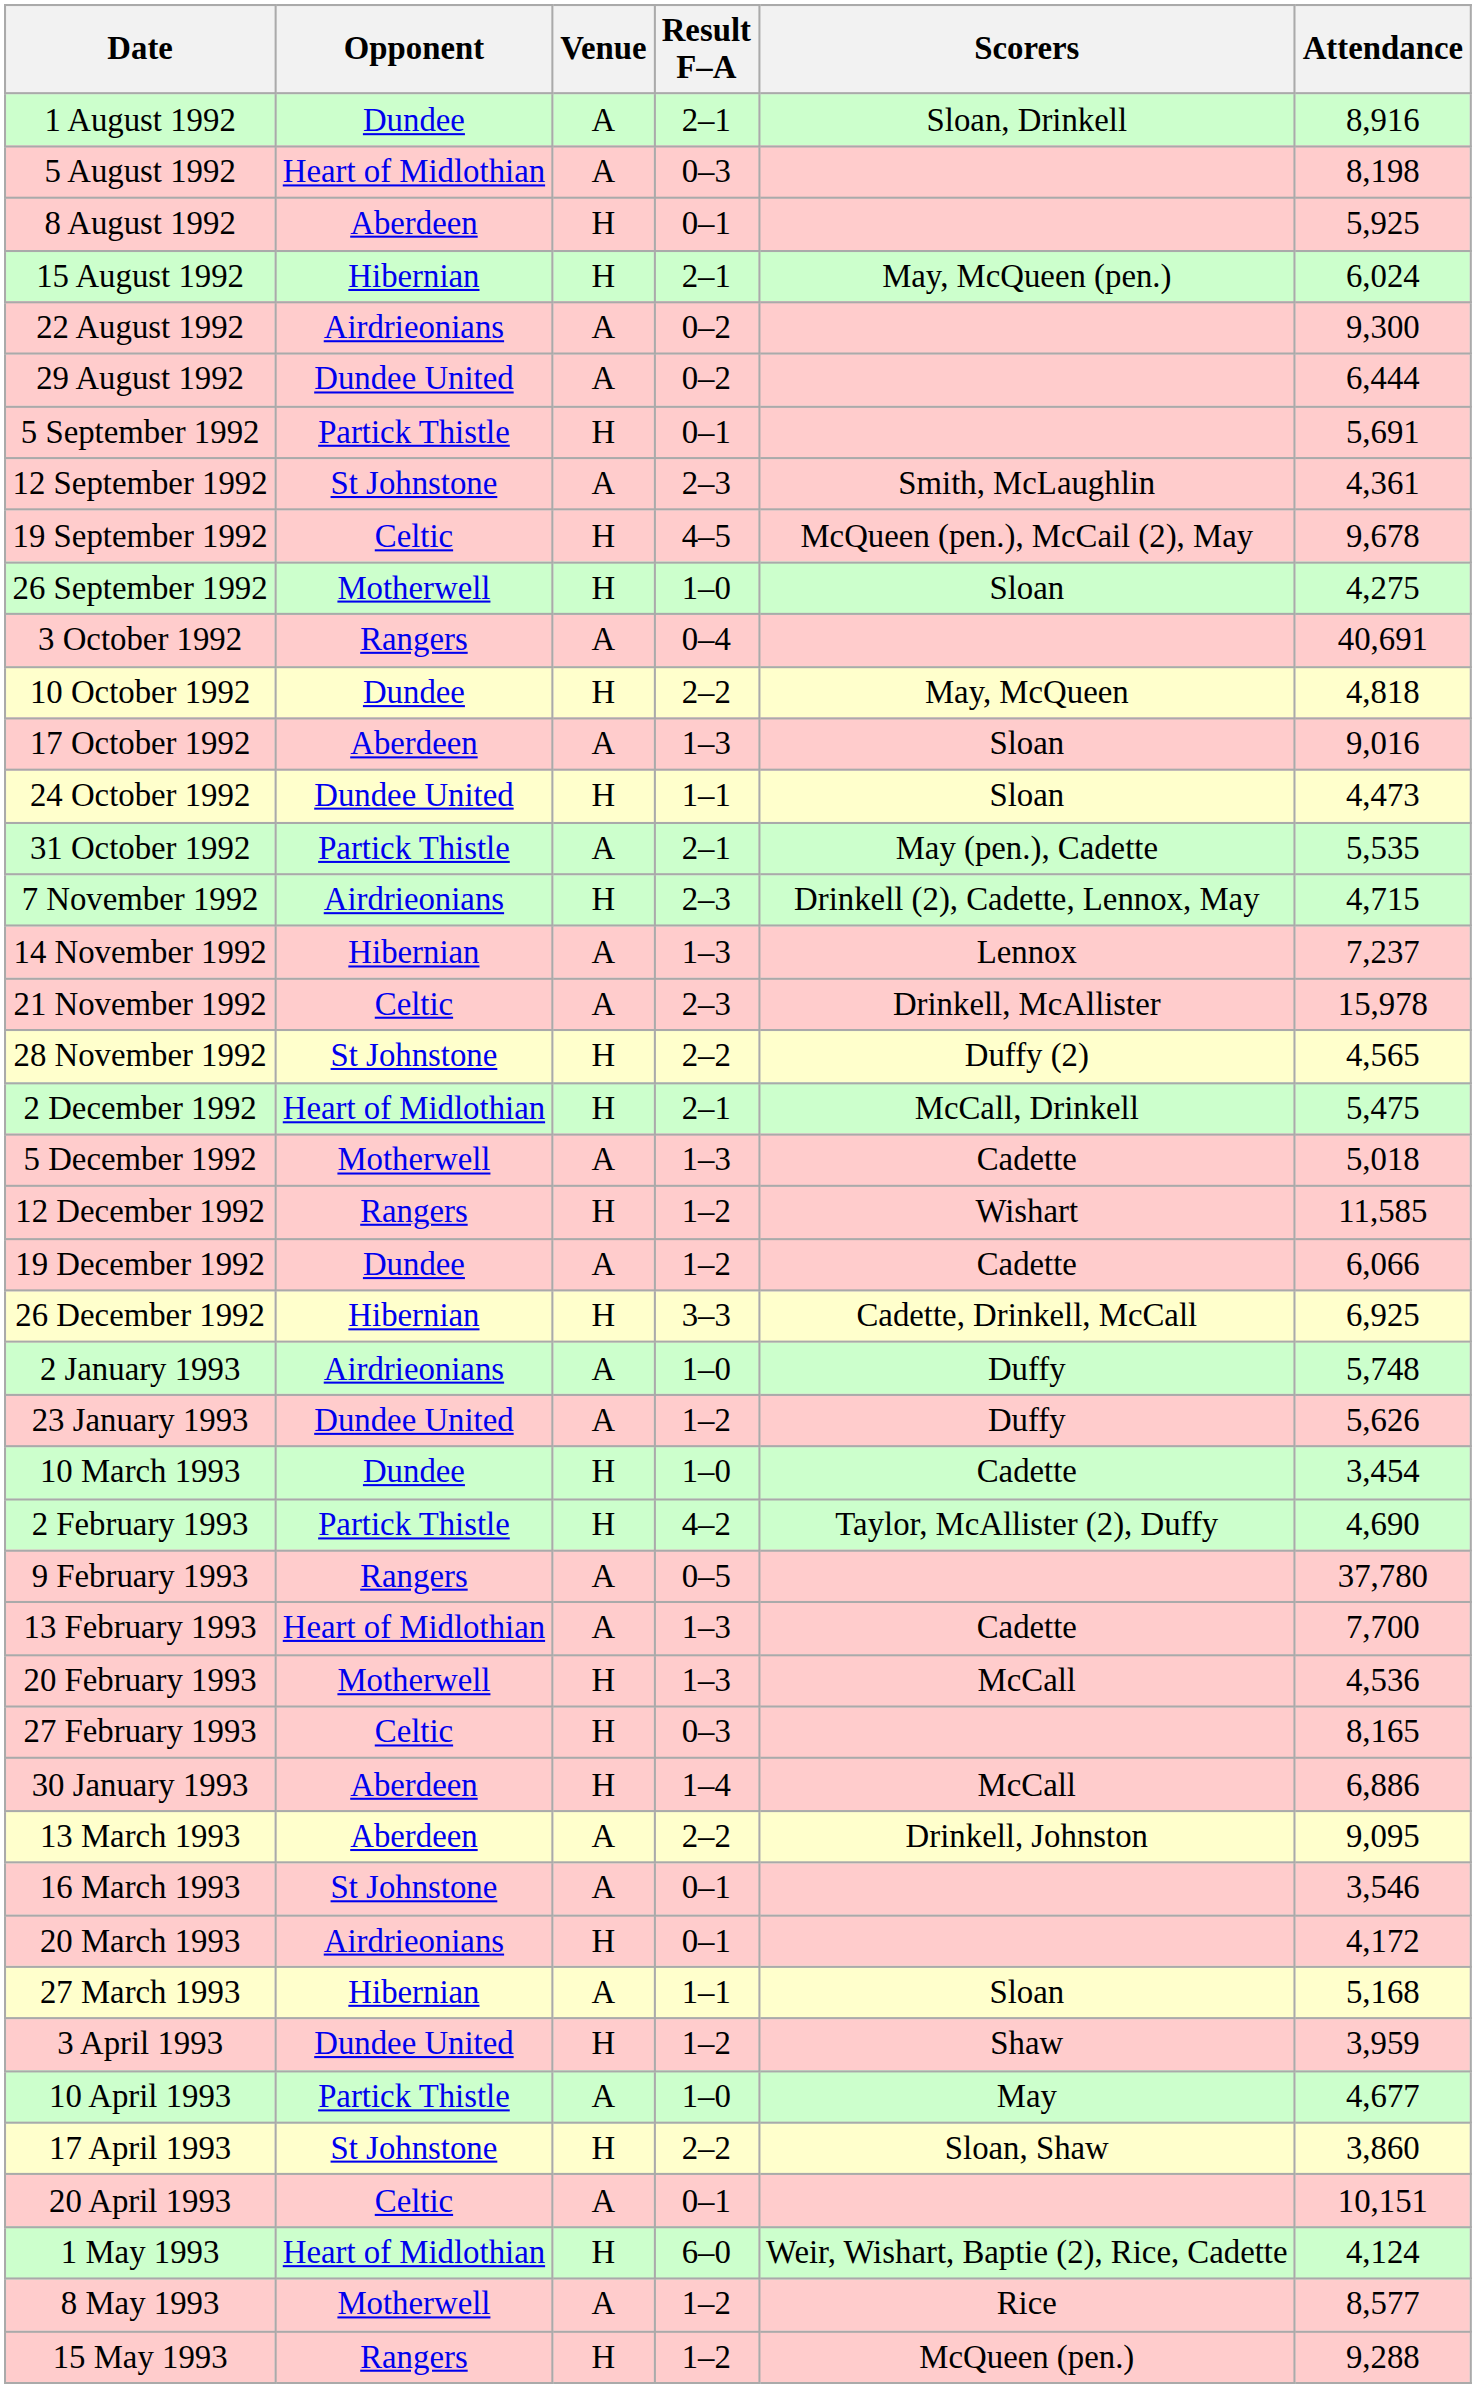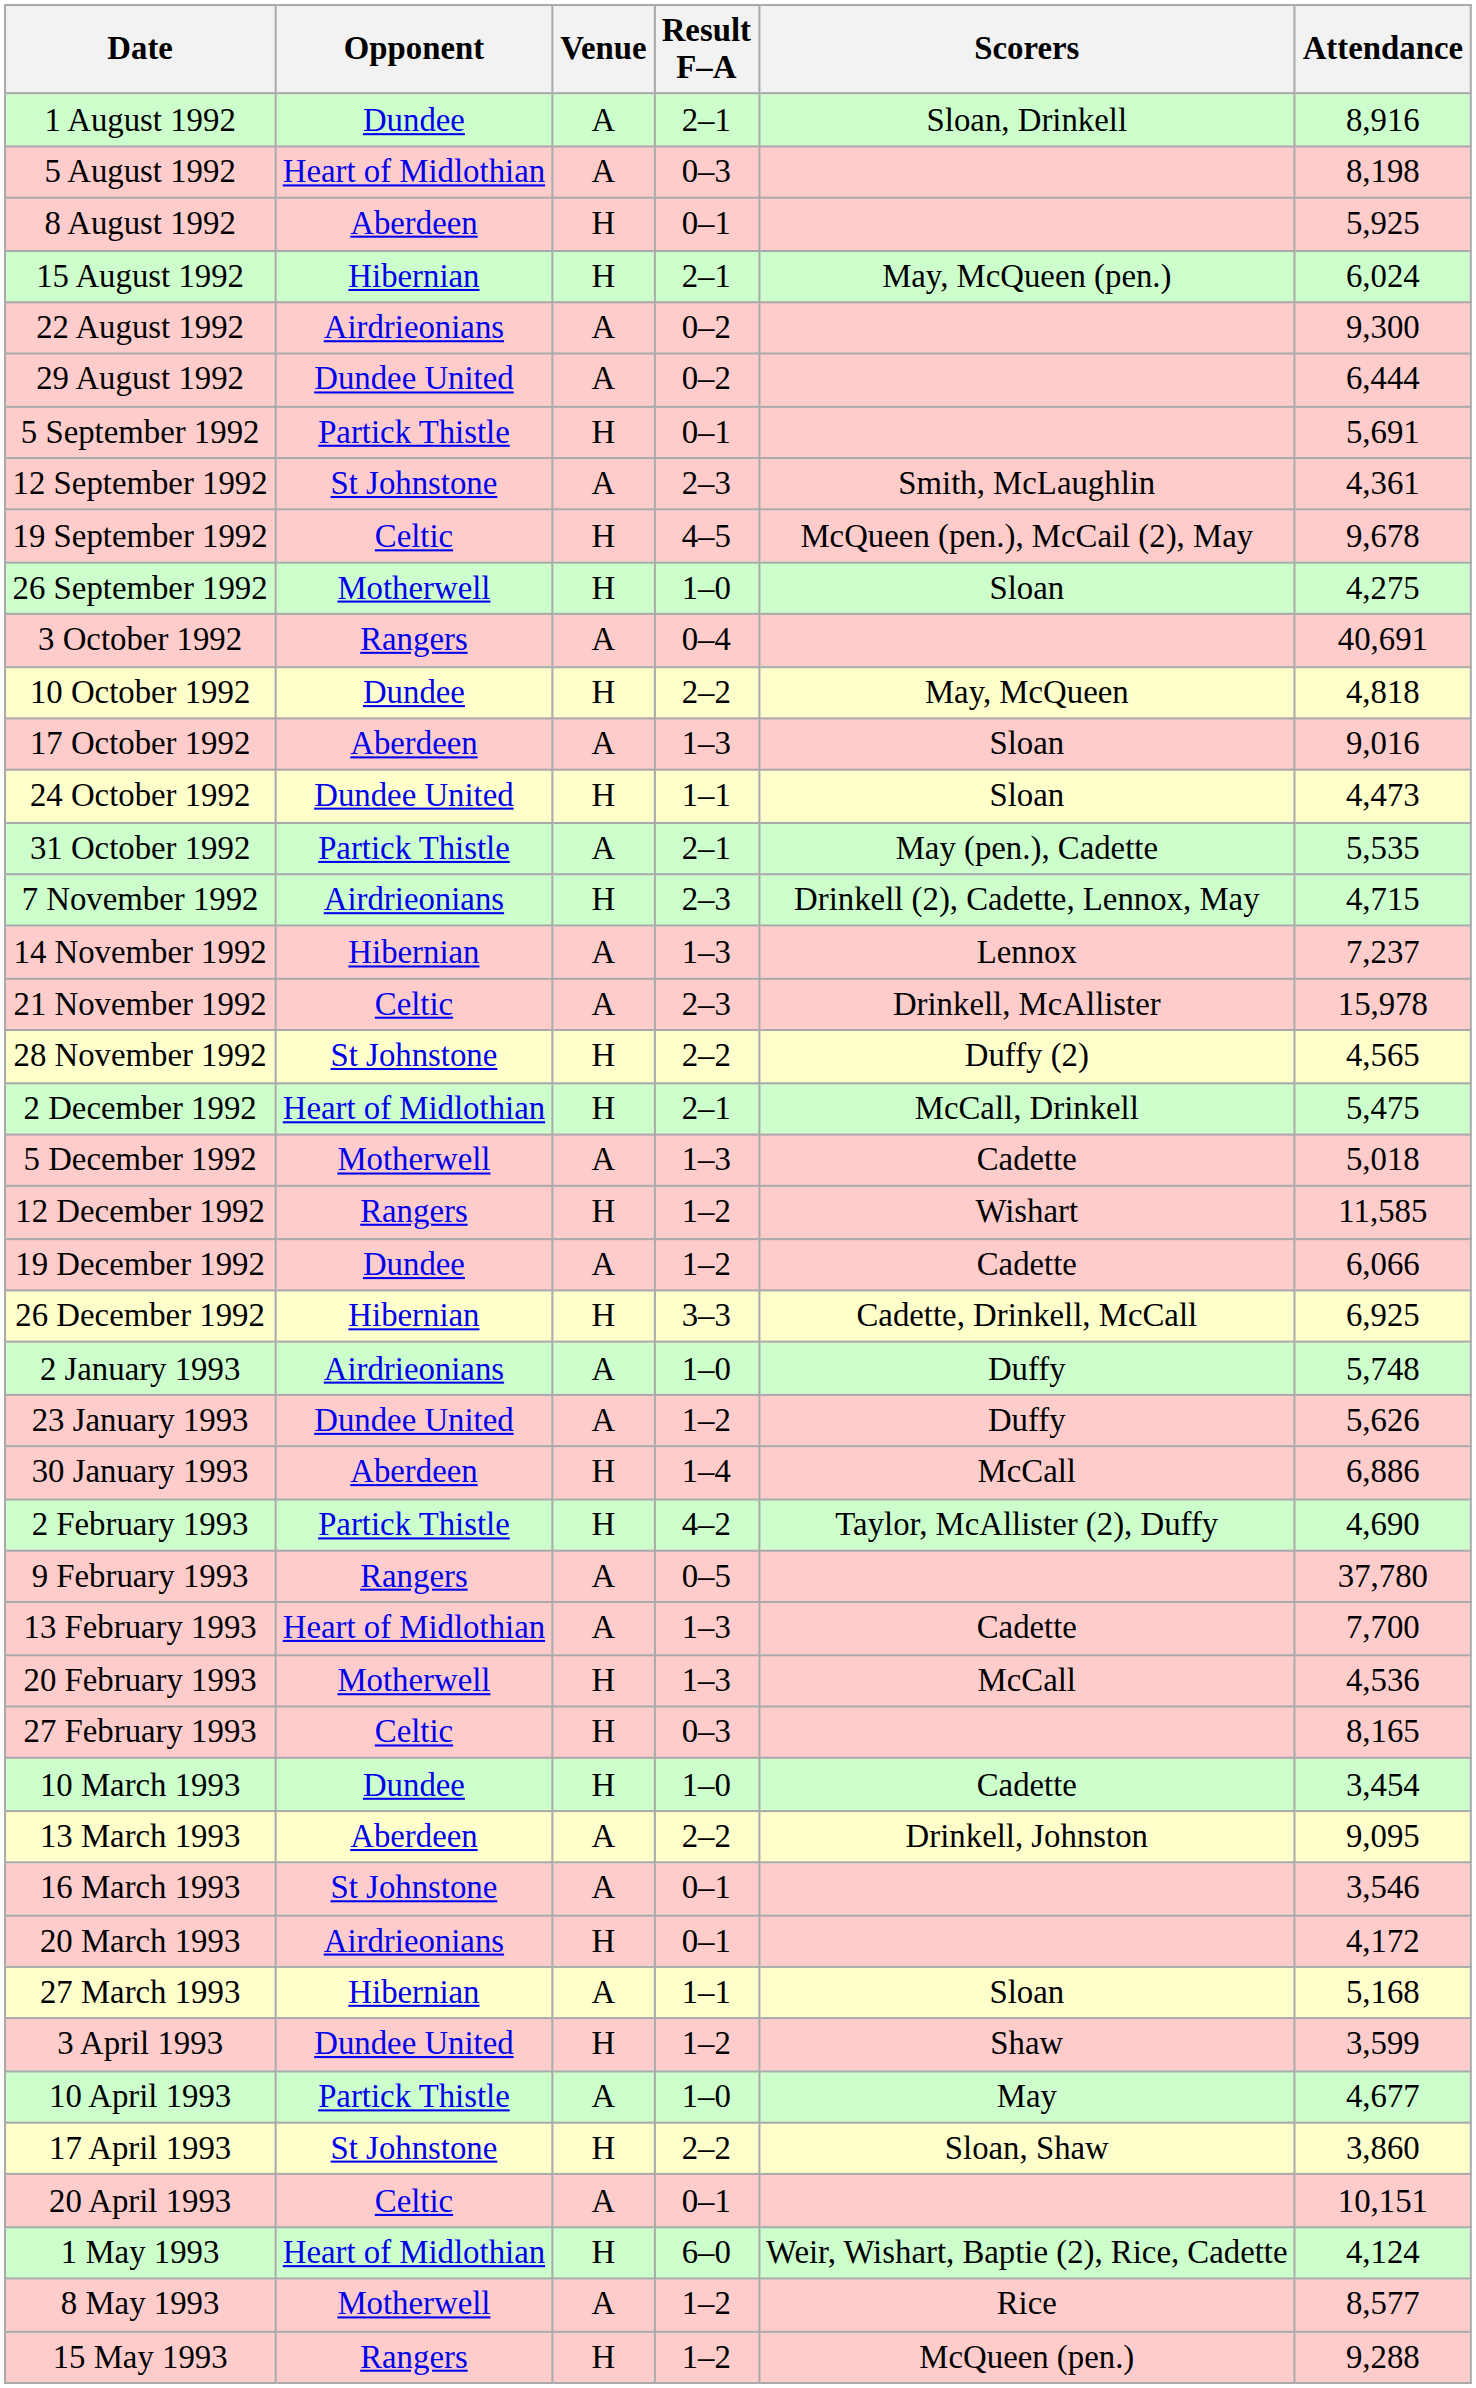rows swapped: (140, 1784) <-> (140, 1471)
(1383, 2044) 3,959 -> (1383, 2044) 3,599
